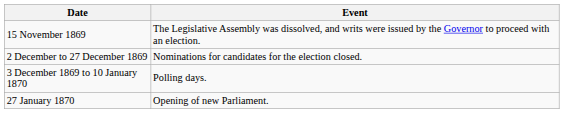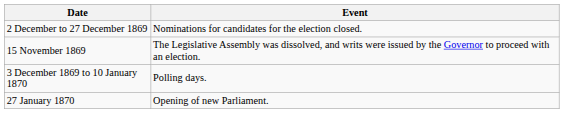rows swapped: (46, 34) <-> (77, 56)
